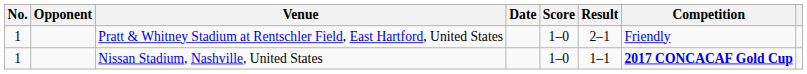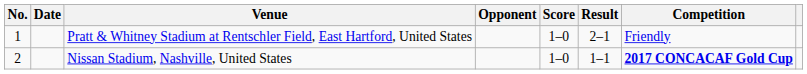columns swapped: (523, 15) <-> (63, 15)
(18, 58) 1 -> (18, 58) 2
